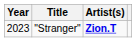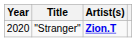(18, 28) 2023 -> (18, 28) 2020
